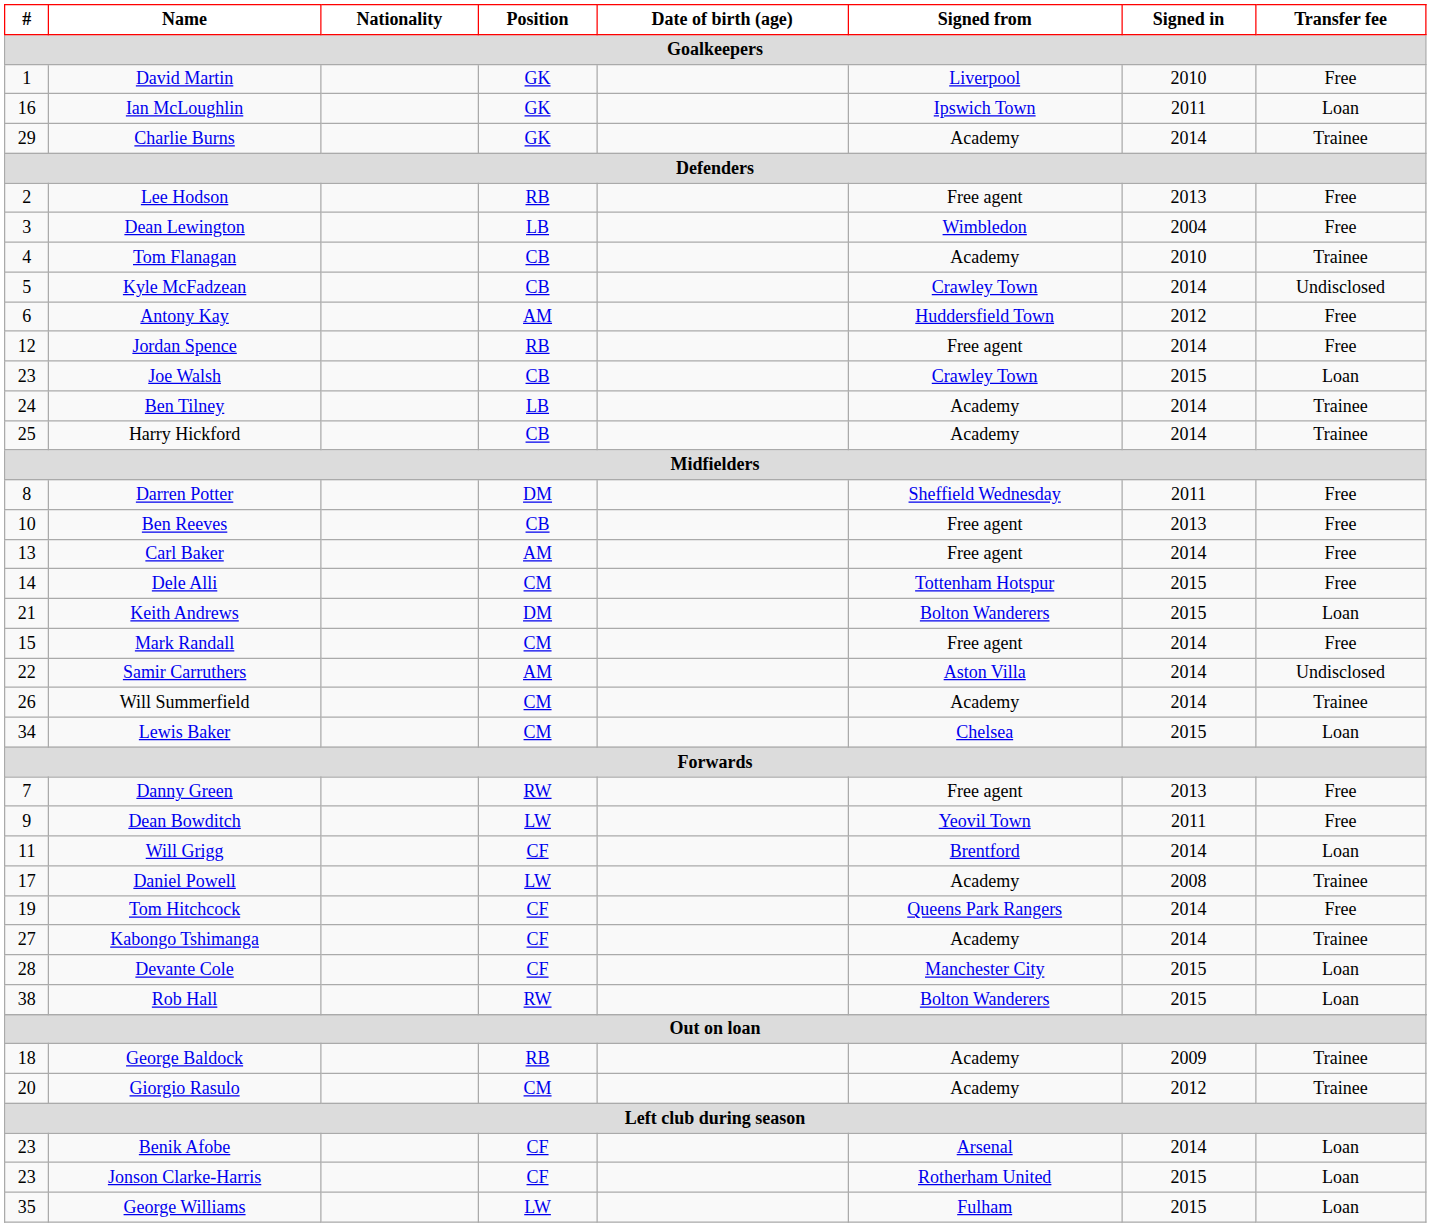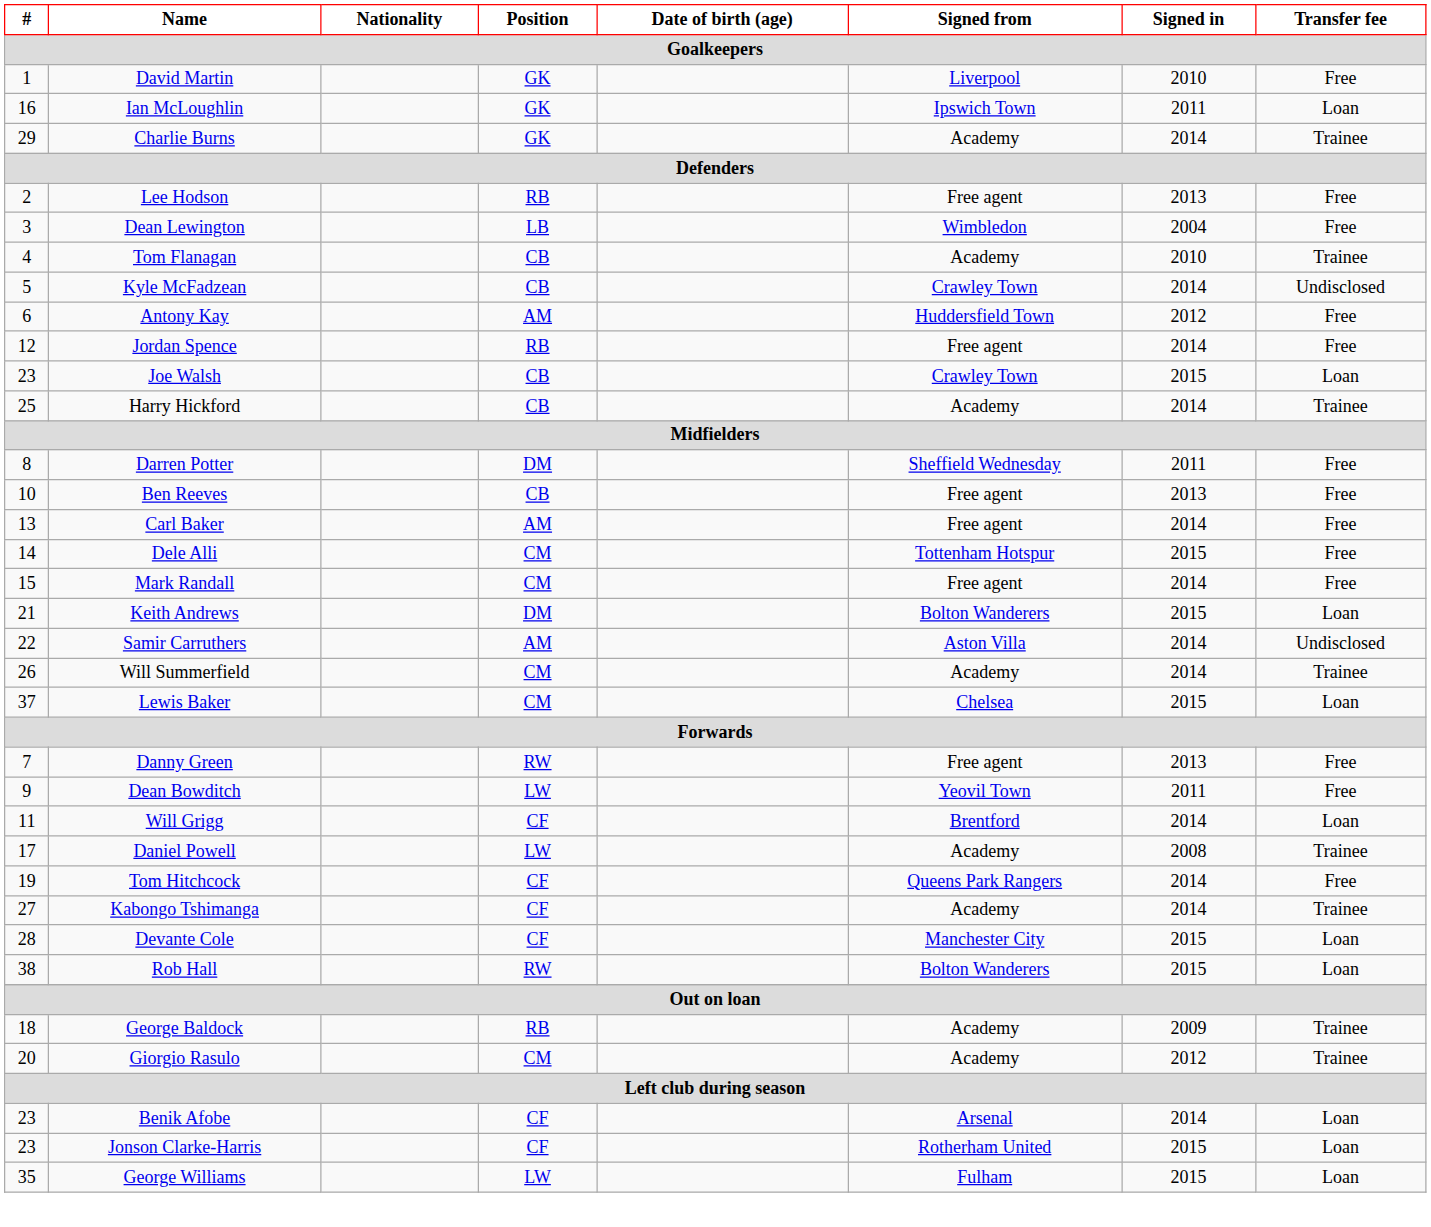- row: (185, 405)
rows swapped: (185, 643) <-> (185, 613)
(27, 732) 34 -> (27, 702) 37
